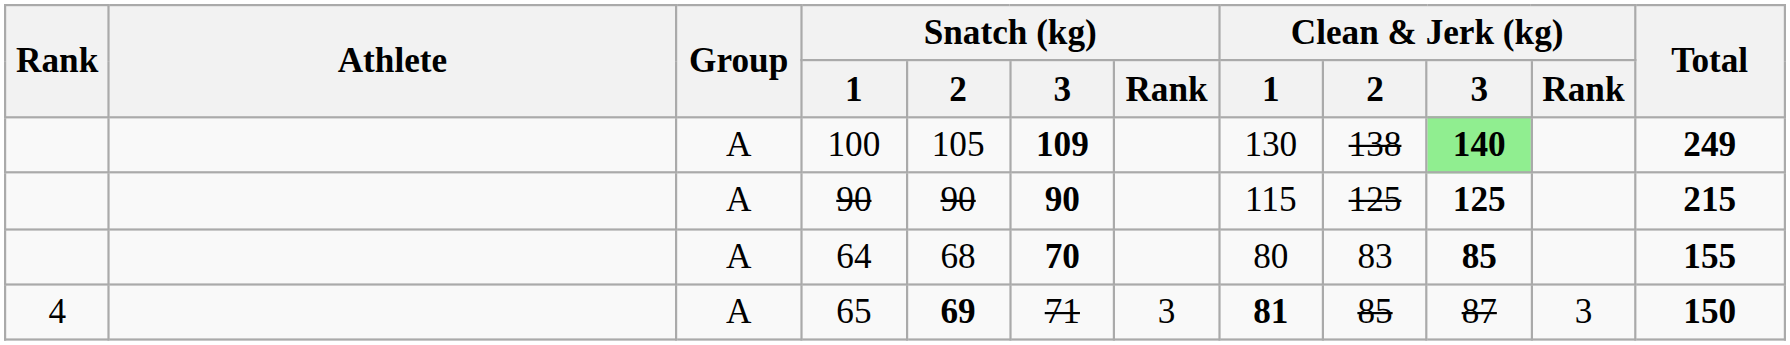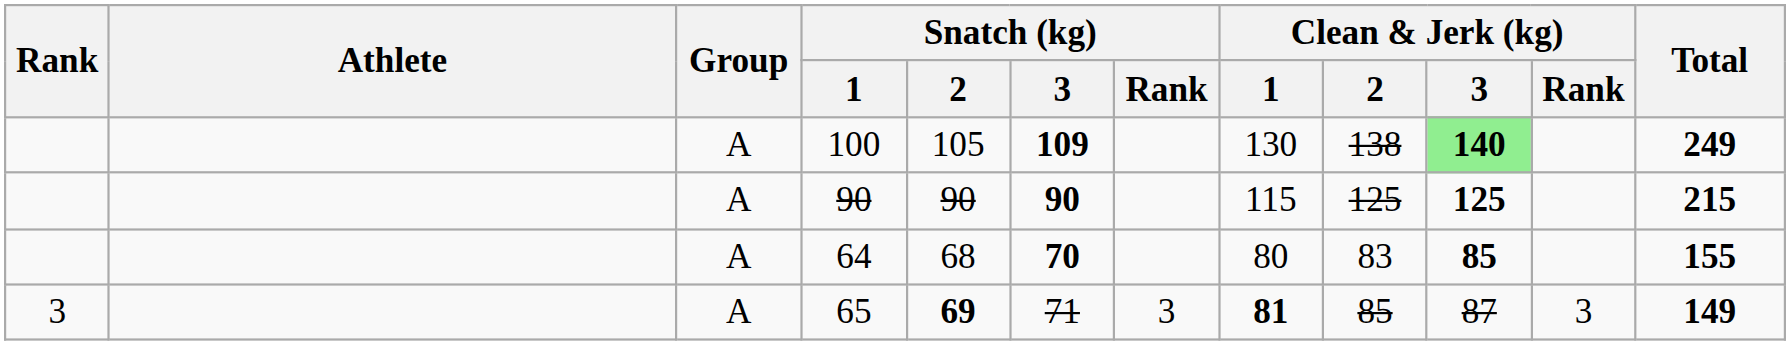(57, 311) 4 -> (57, 311) 3
(1710, 311) 150 -> (1710, 311) 149
